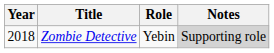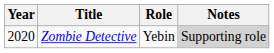(21, 36) 2018 -> (21, 36) 2020
